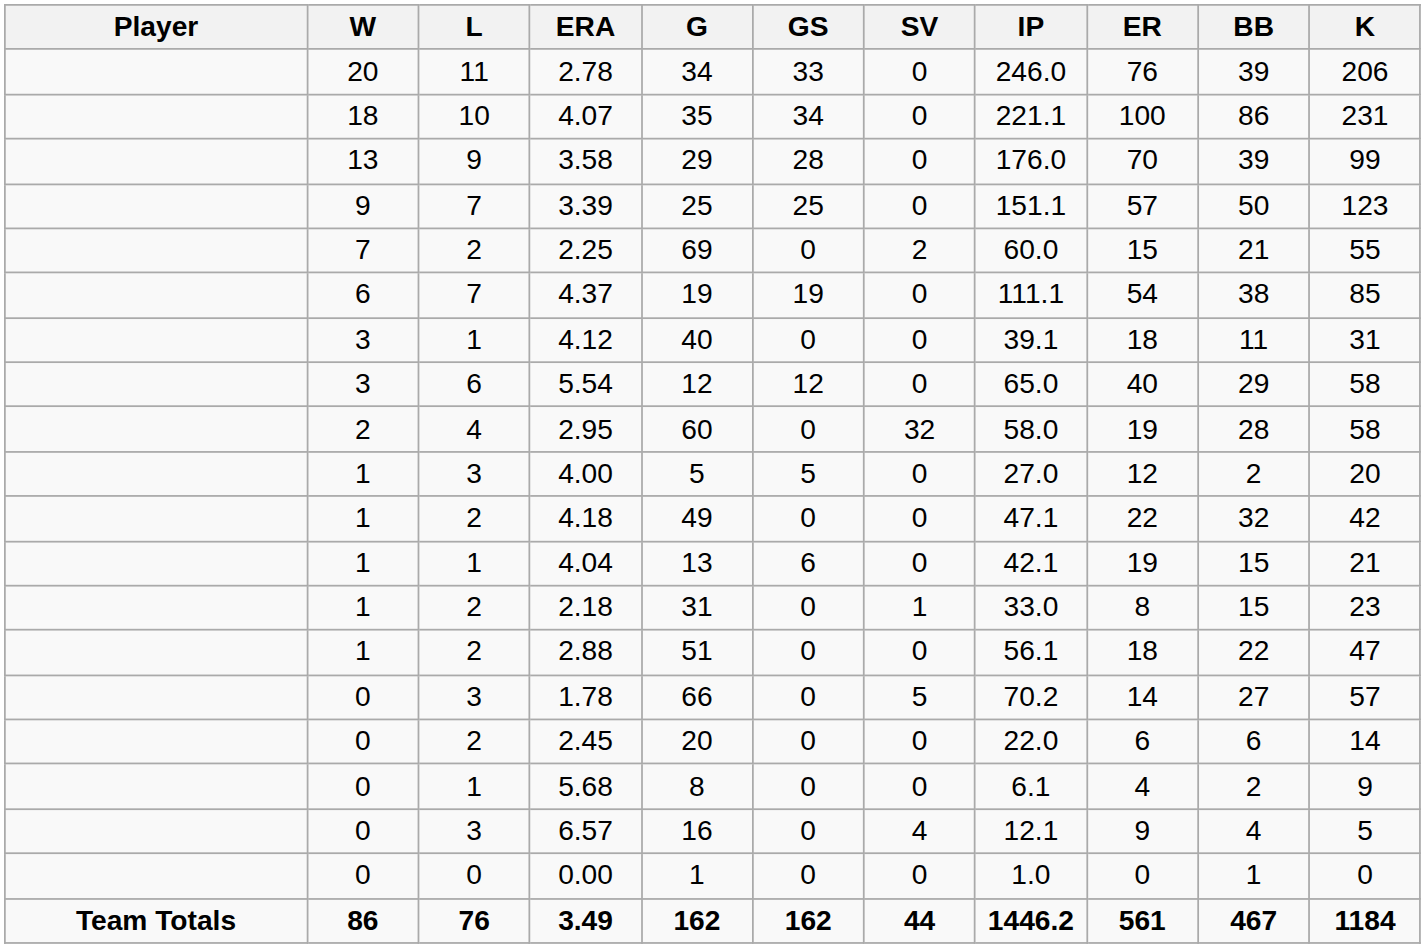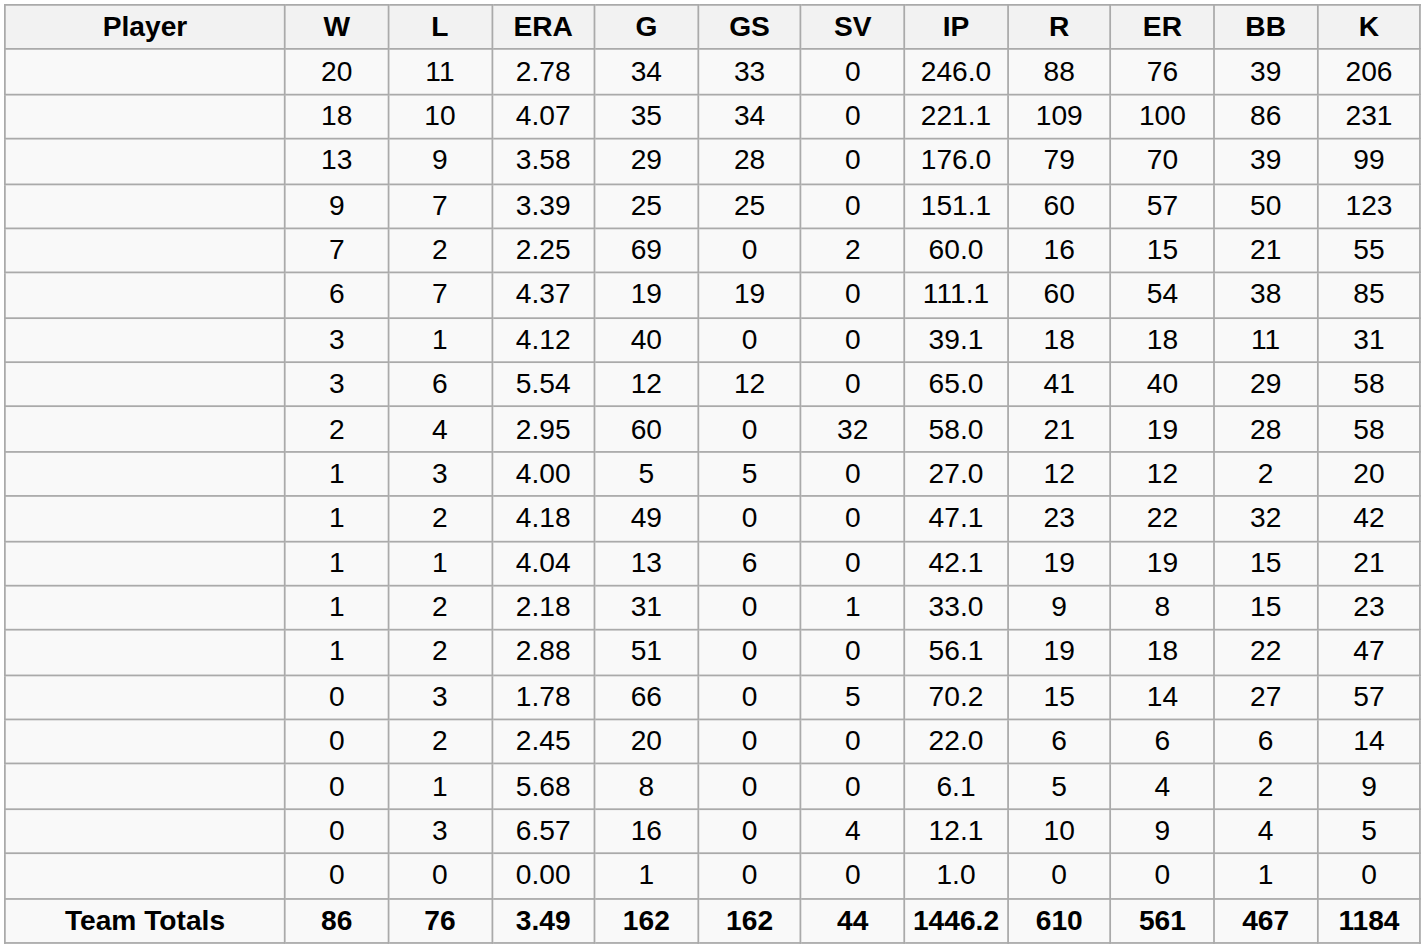+ column: (1059, 26)
